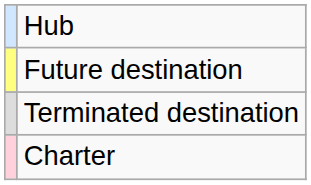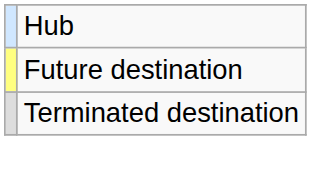- row: (69, 156)
